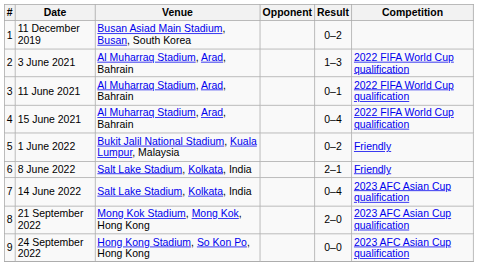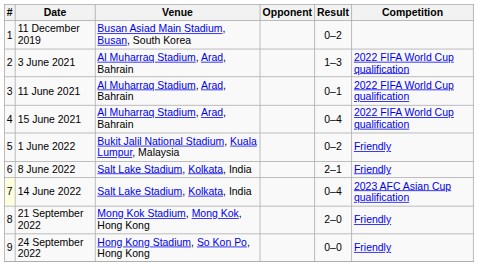(10, 191) no background -> (10, 191) lightyellow background
(403, 219) 2023 AFC Asian Cup qualification -> (373, 219) Friendly
(403, 247) 2023 AFC Asian Cup qualification -> (373, 247) Friendly
